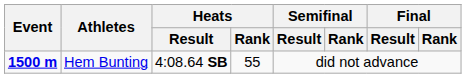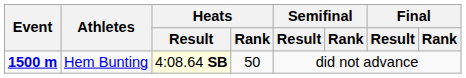(191, 62) no background -> (191, 62) lightyellow background
(252, 62) 55 -> (252, 62) 50
